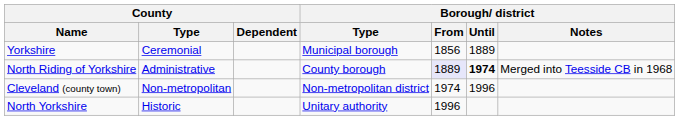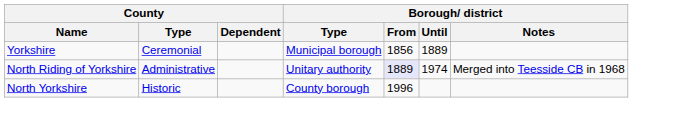(344, 69) County borough -> (329, 69) Unitary authority
(482, 69) bold -> (435, 69) normal
- row: (64, 87)
(345, 106) Unitary authority -> (328, 87) County borough
